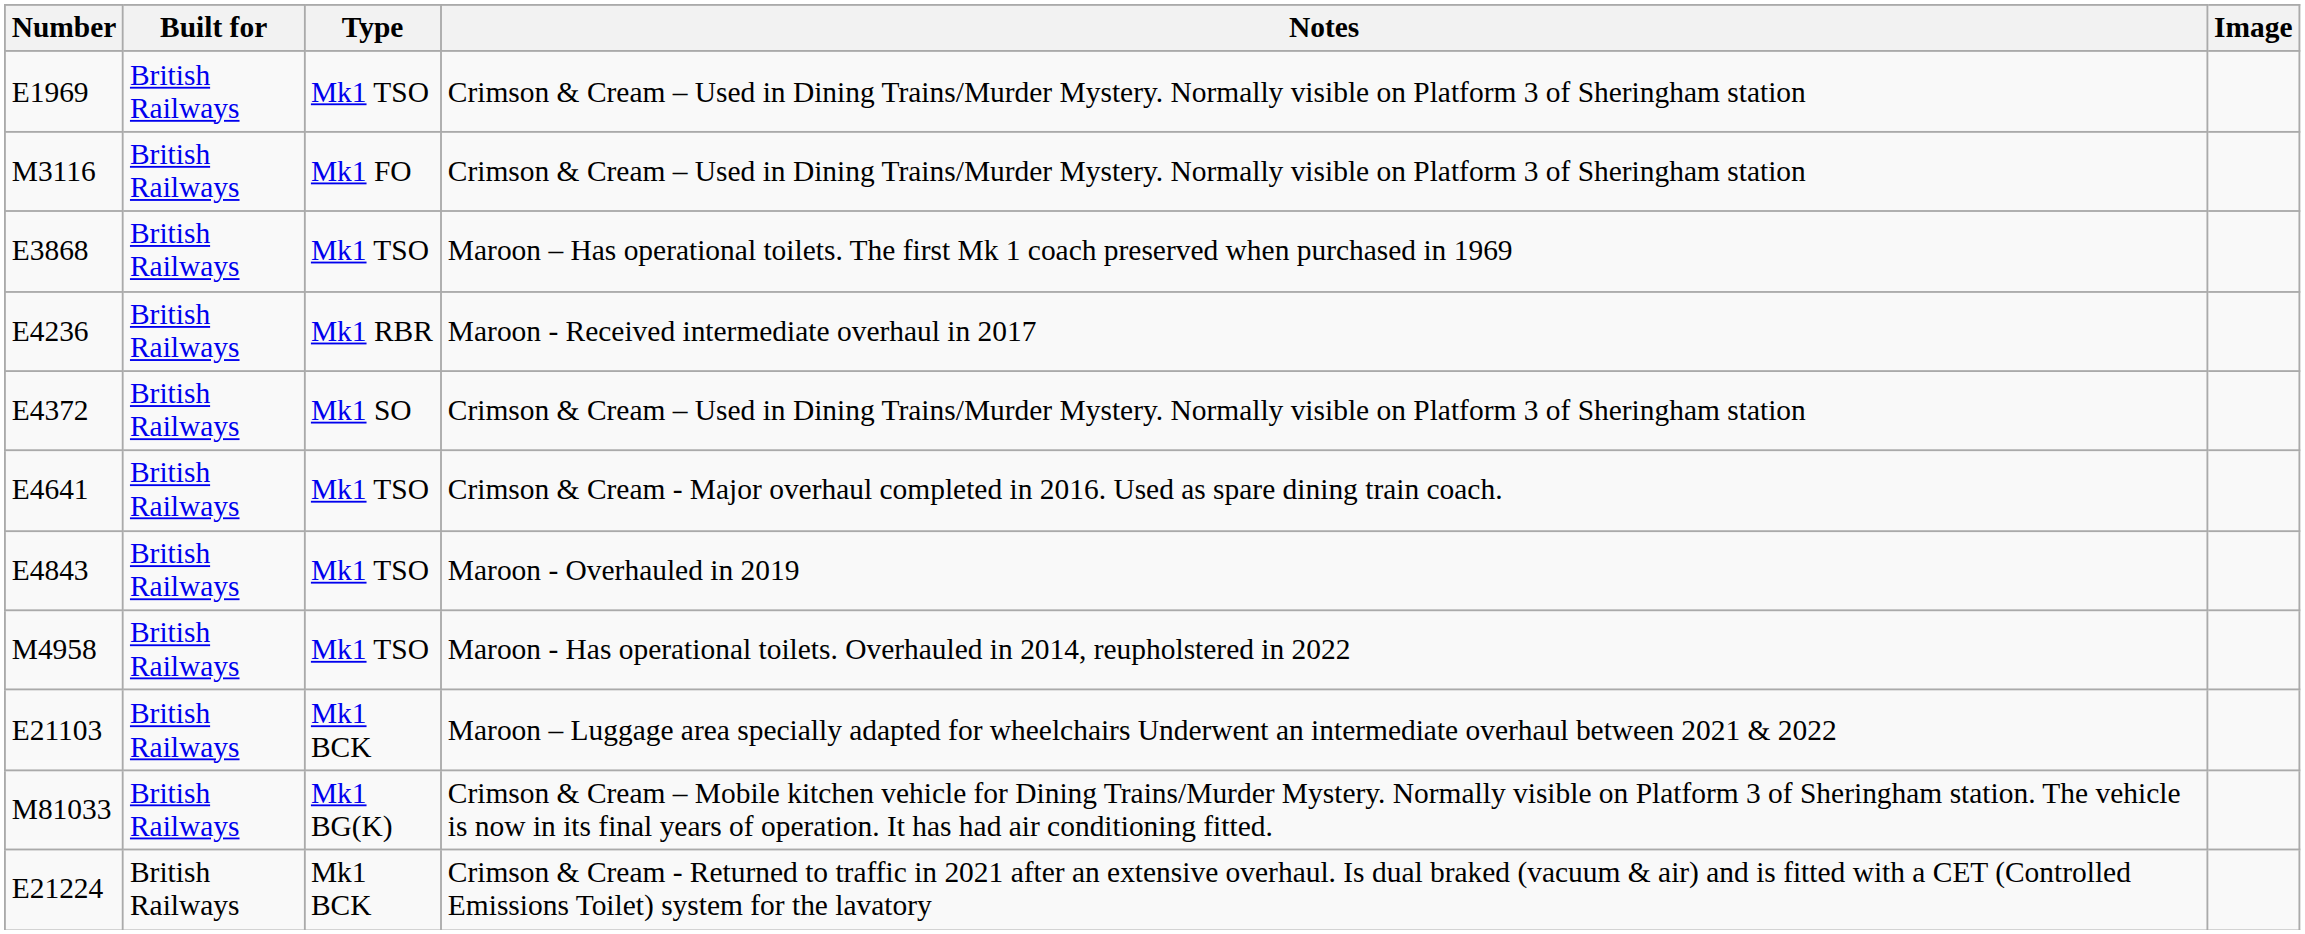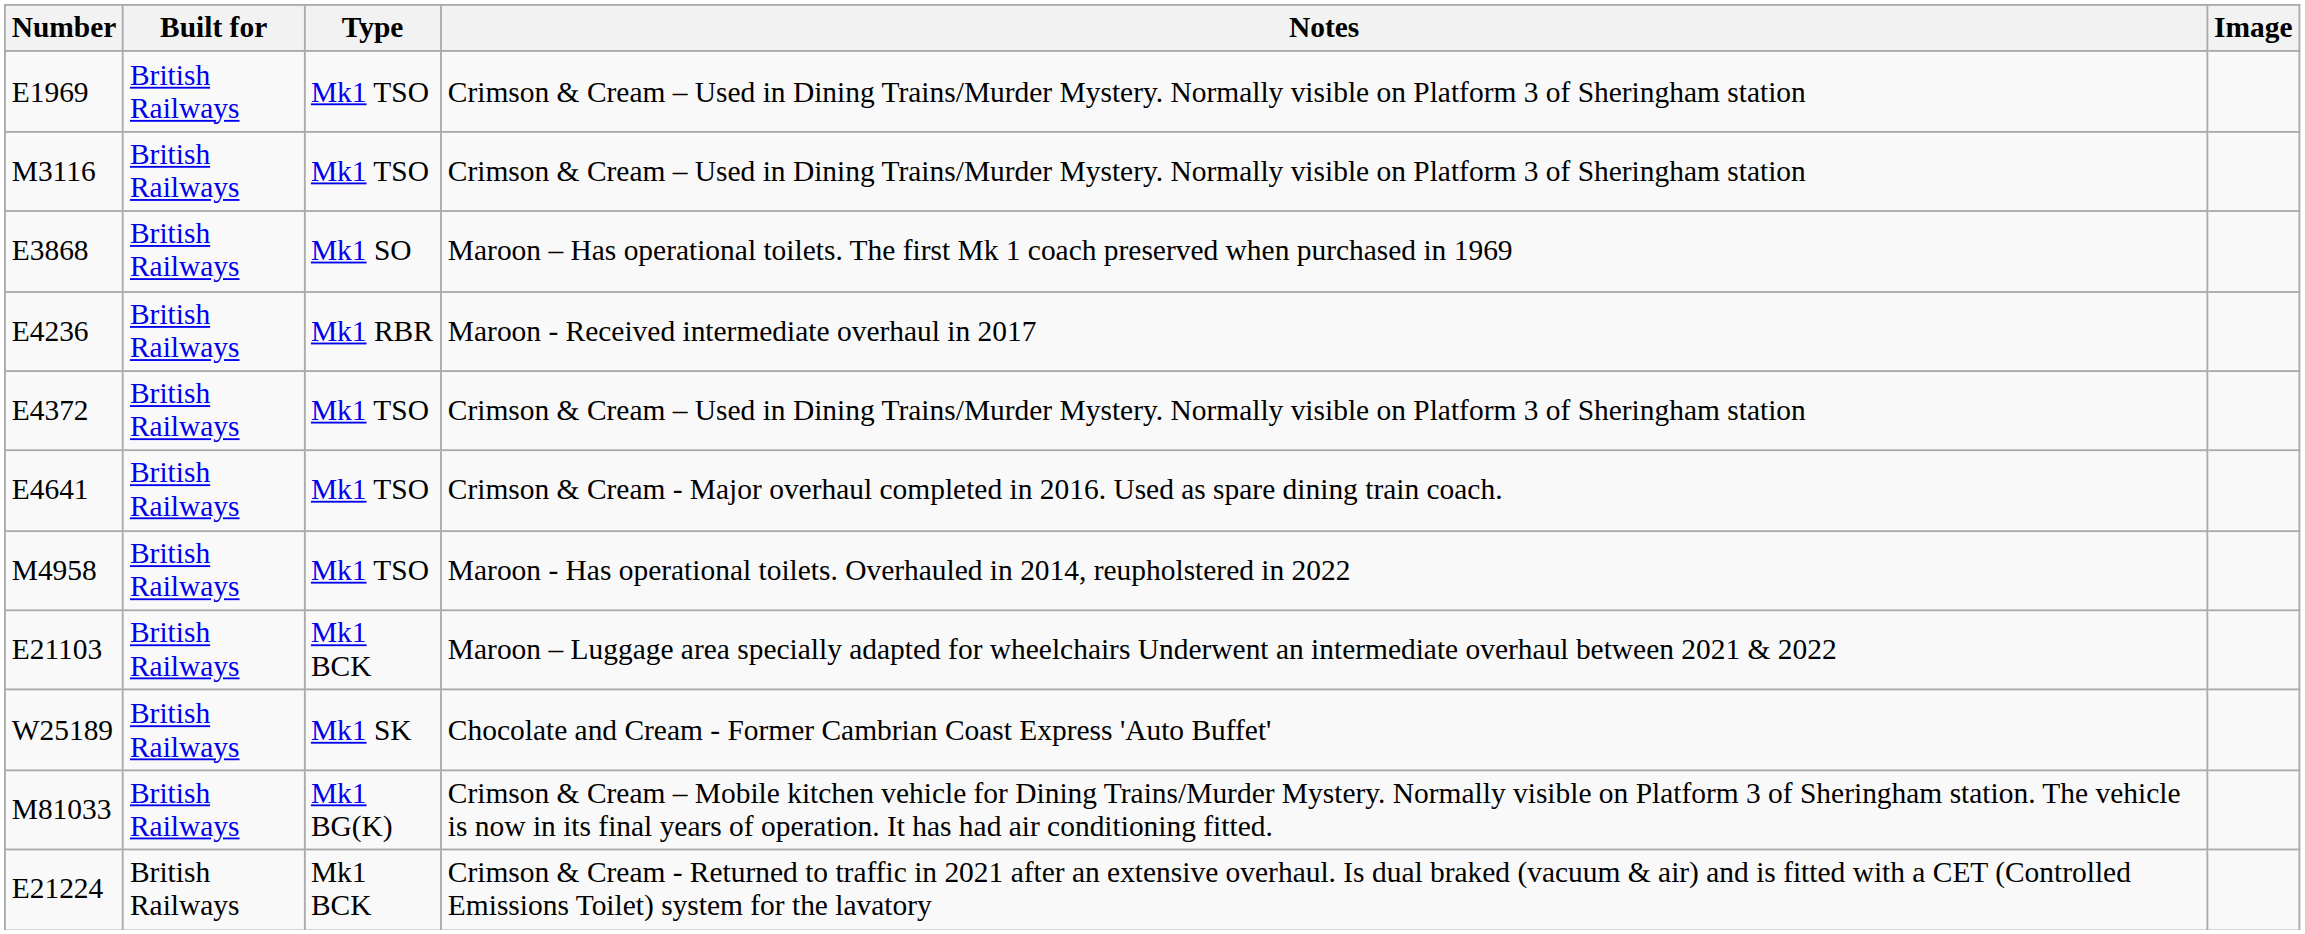(361, 170) Mk1 FO -> (370, 170) Mk1 TSO
(370, 250) Mk1 TSO -> (361, 250) Mk1 SO
(361, 410) Mk1 SO -> (370, 410) Mk1 TSO
- row: (50, 569)
+ row: (62, 729)
